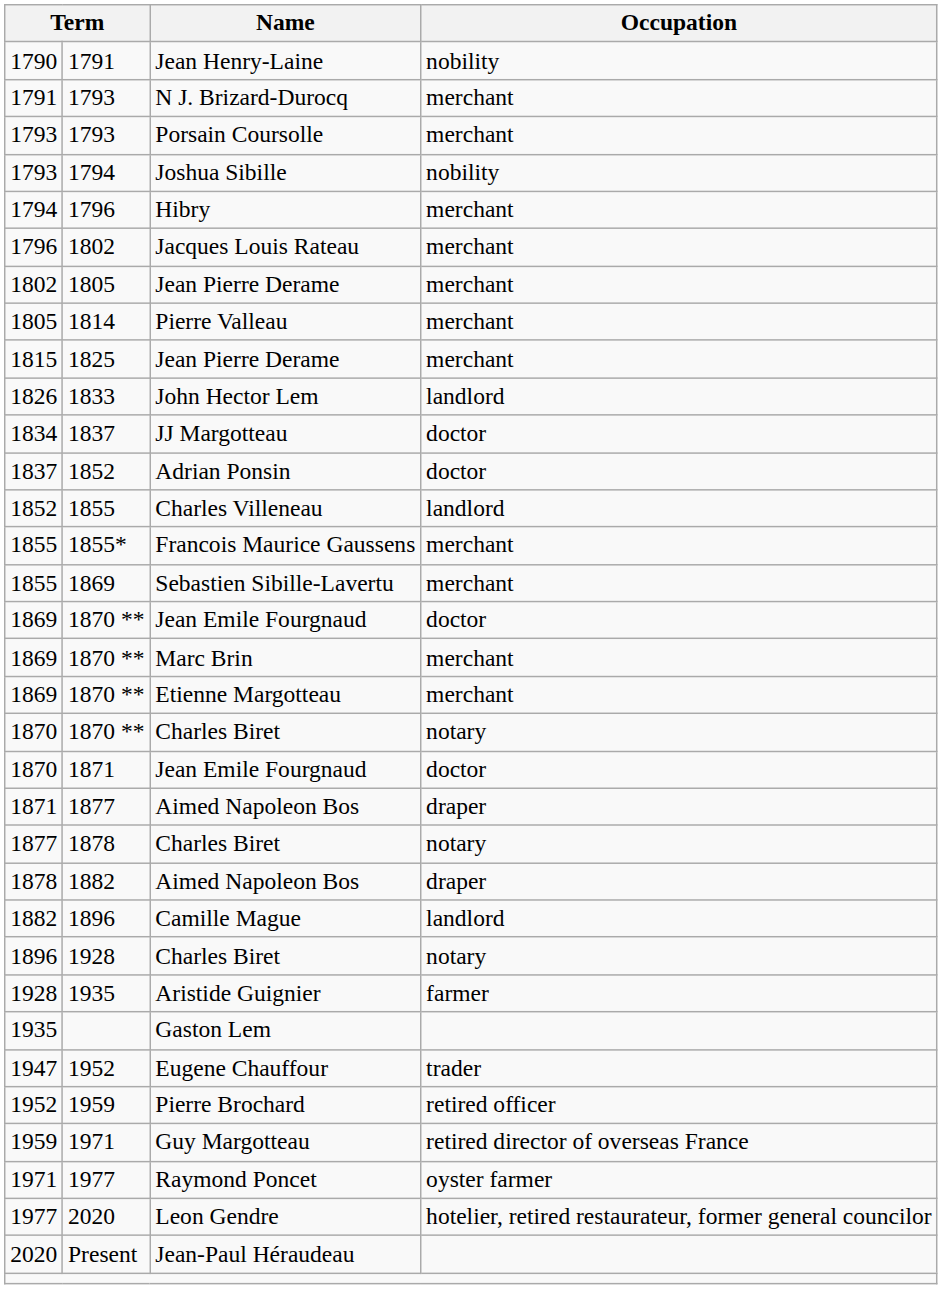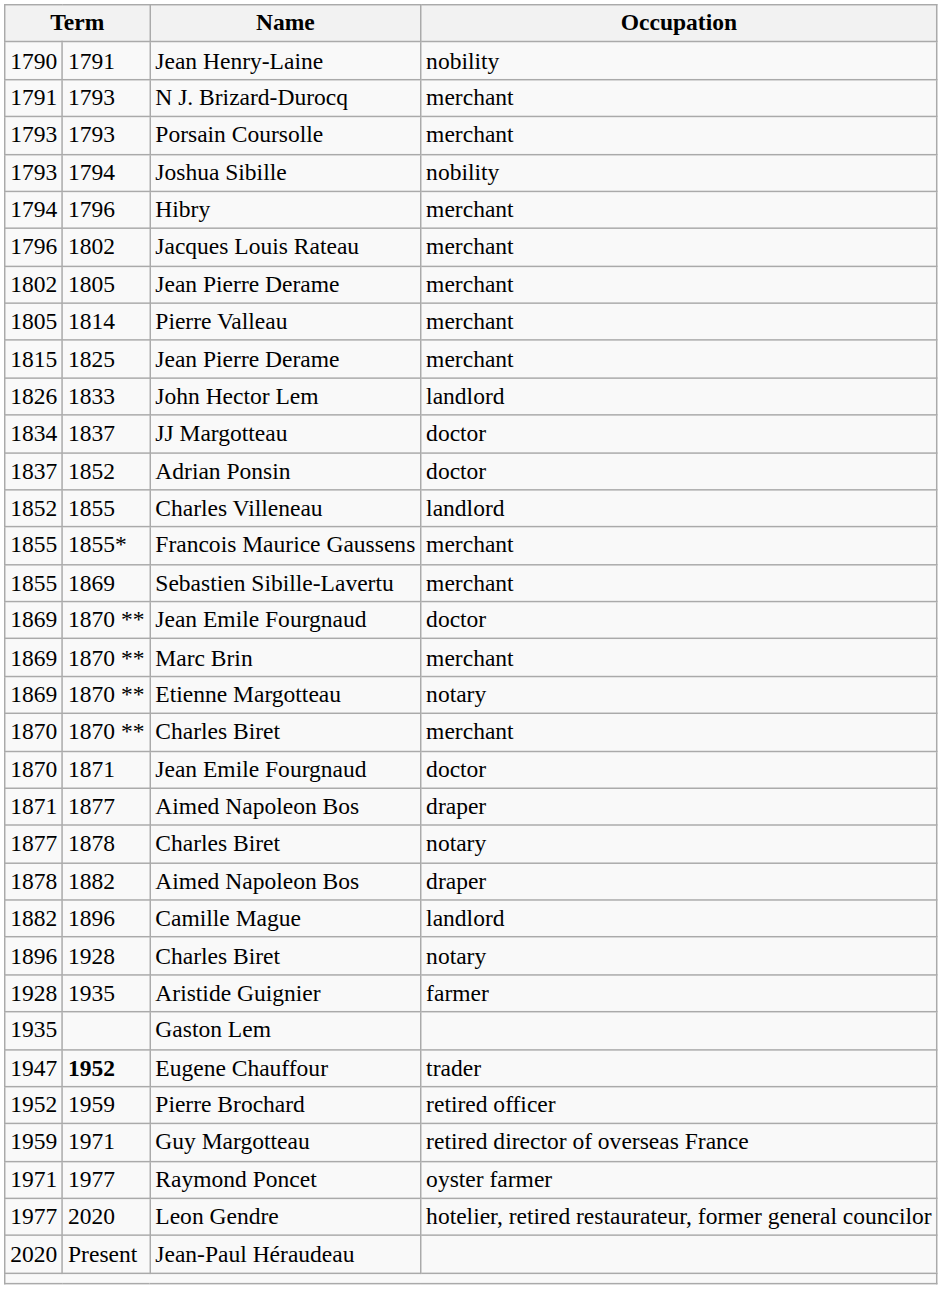(470, 694) merchant -> (456, 694) notary
(456, 731) notary -> (470, 731) merchant
(92, 1067) normal -> (92, 1067) bold
